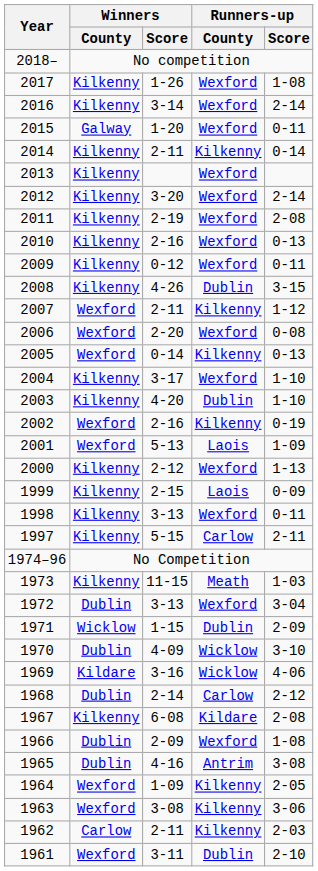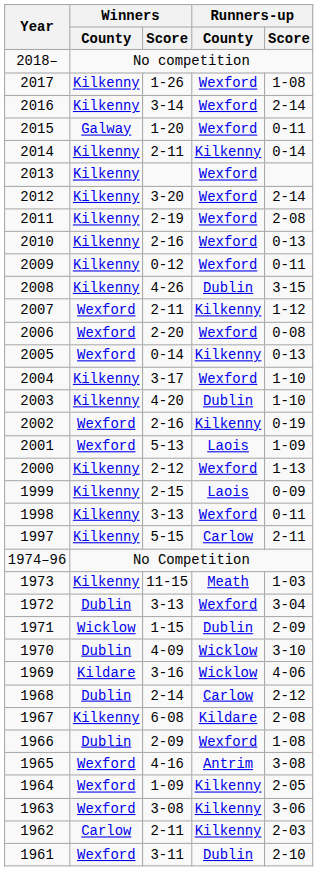(106, 764) Dublin -> (106, 764) Wexford
